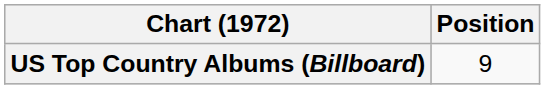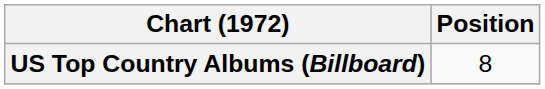(486, 63) 9 -> (486, 63) 8
